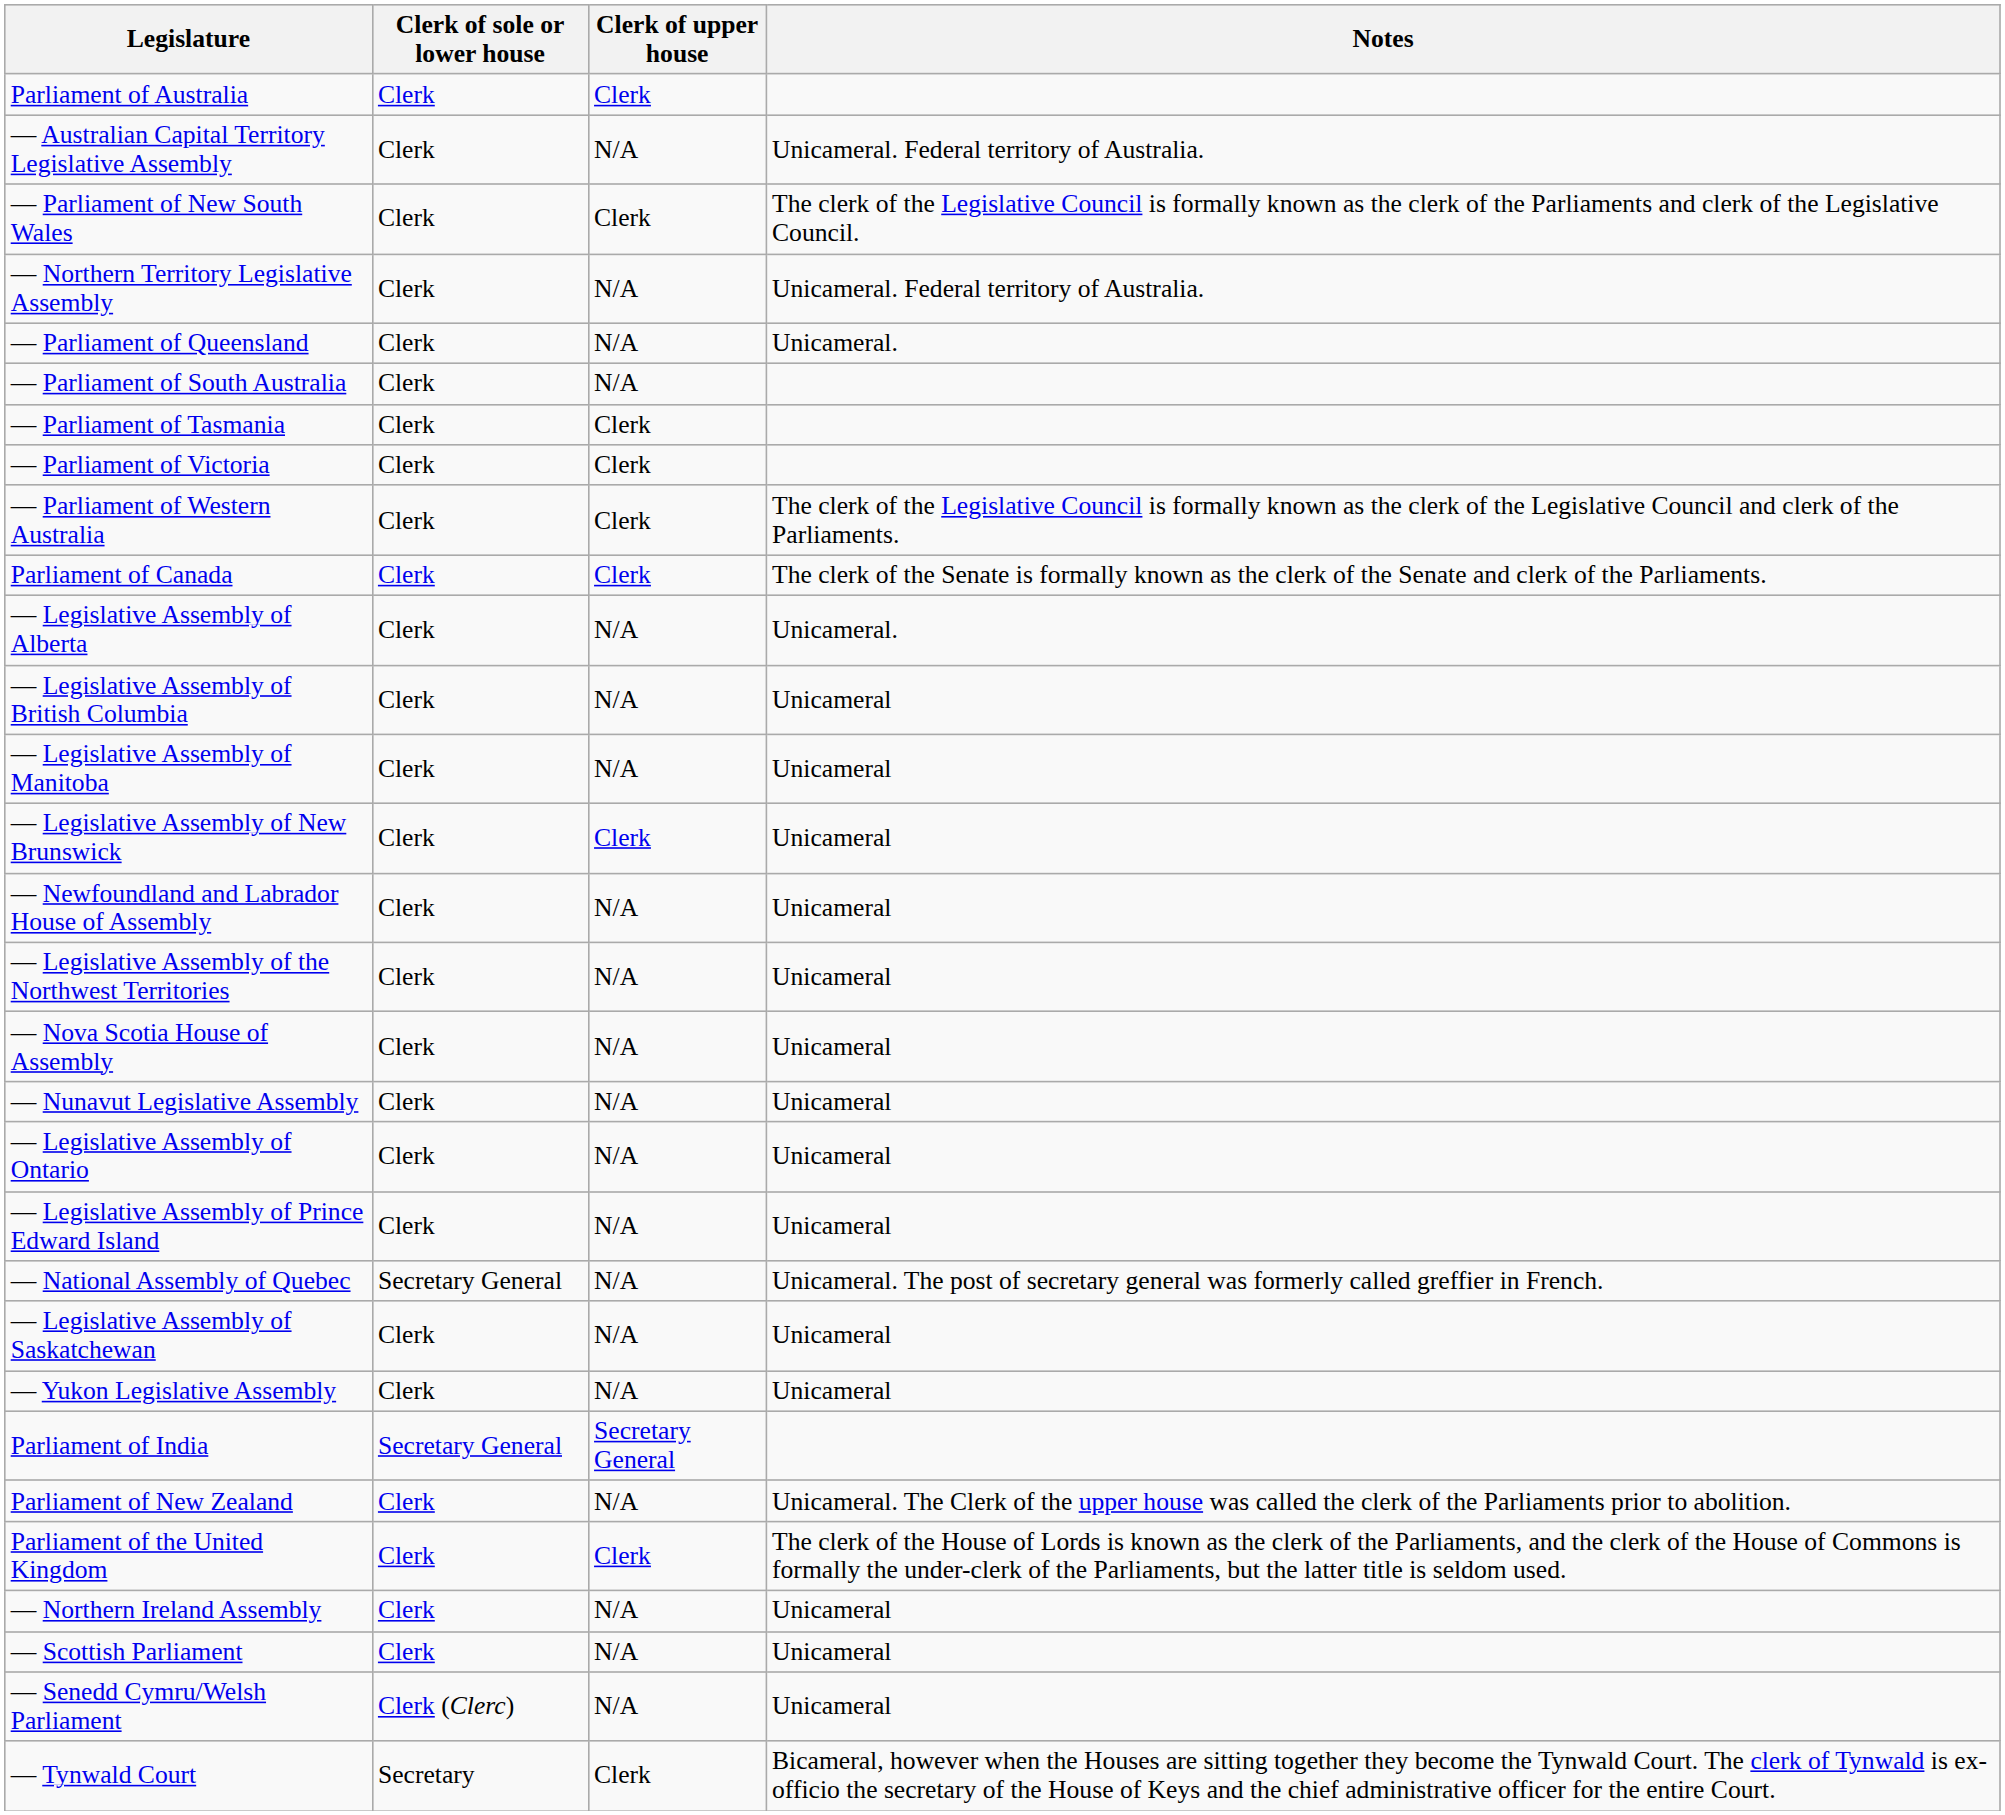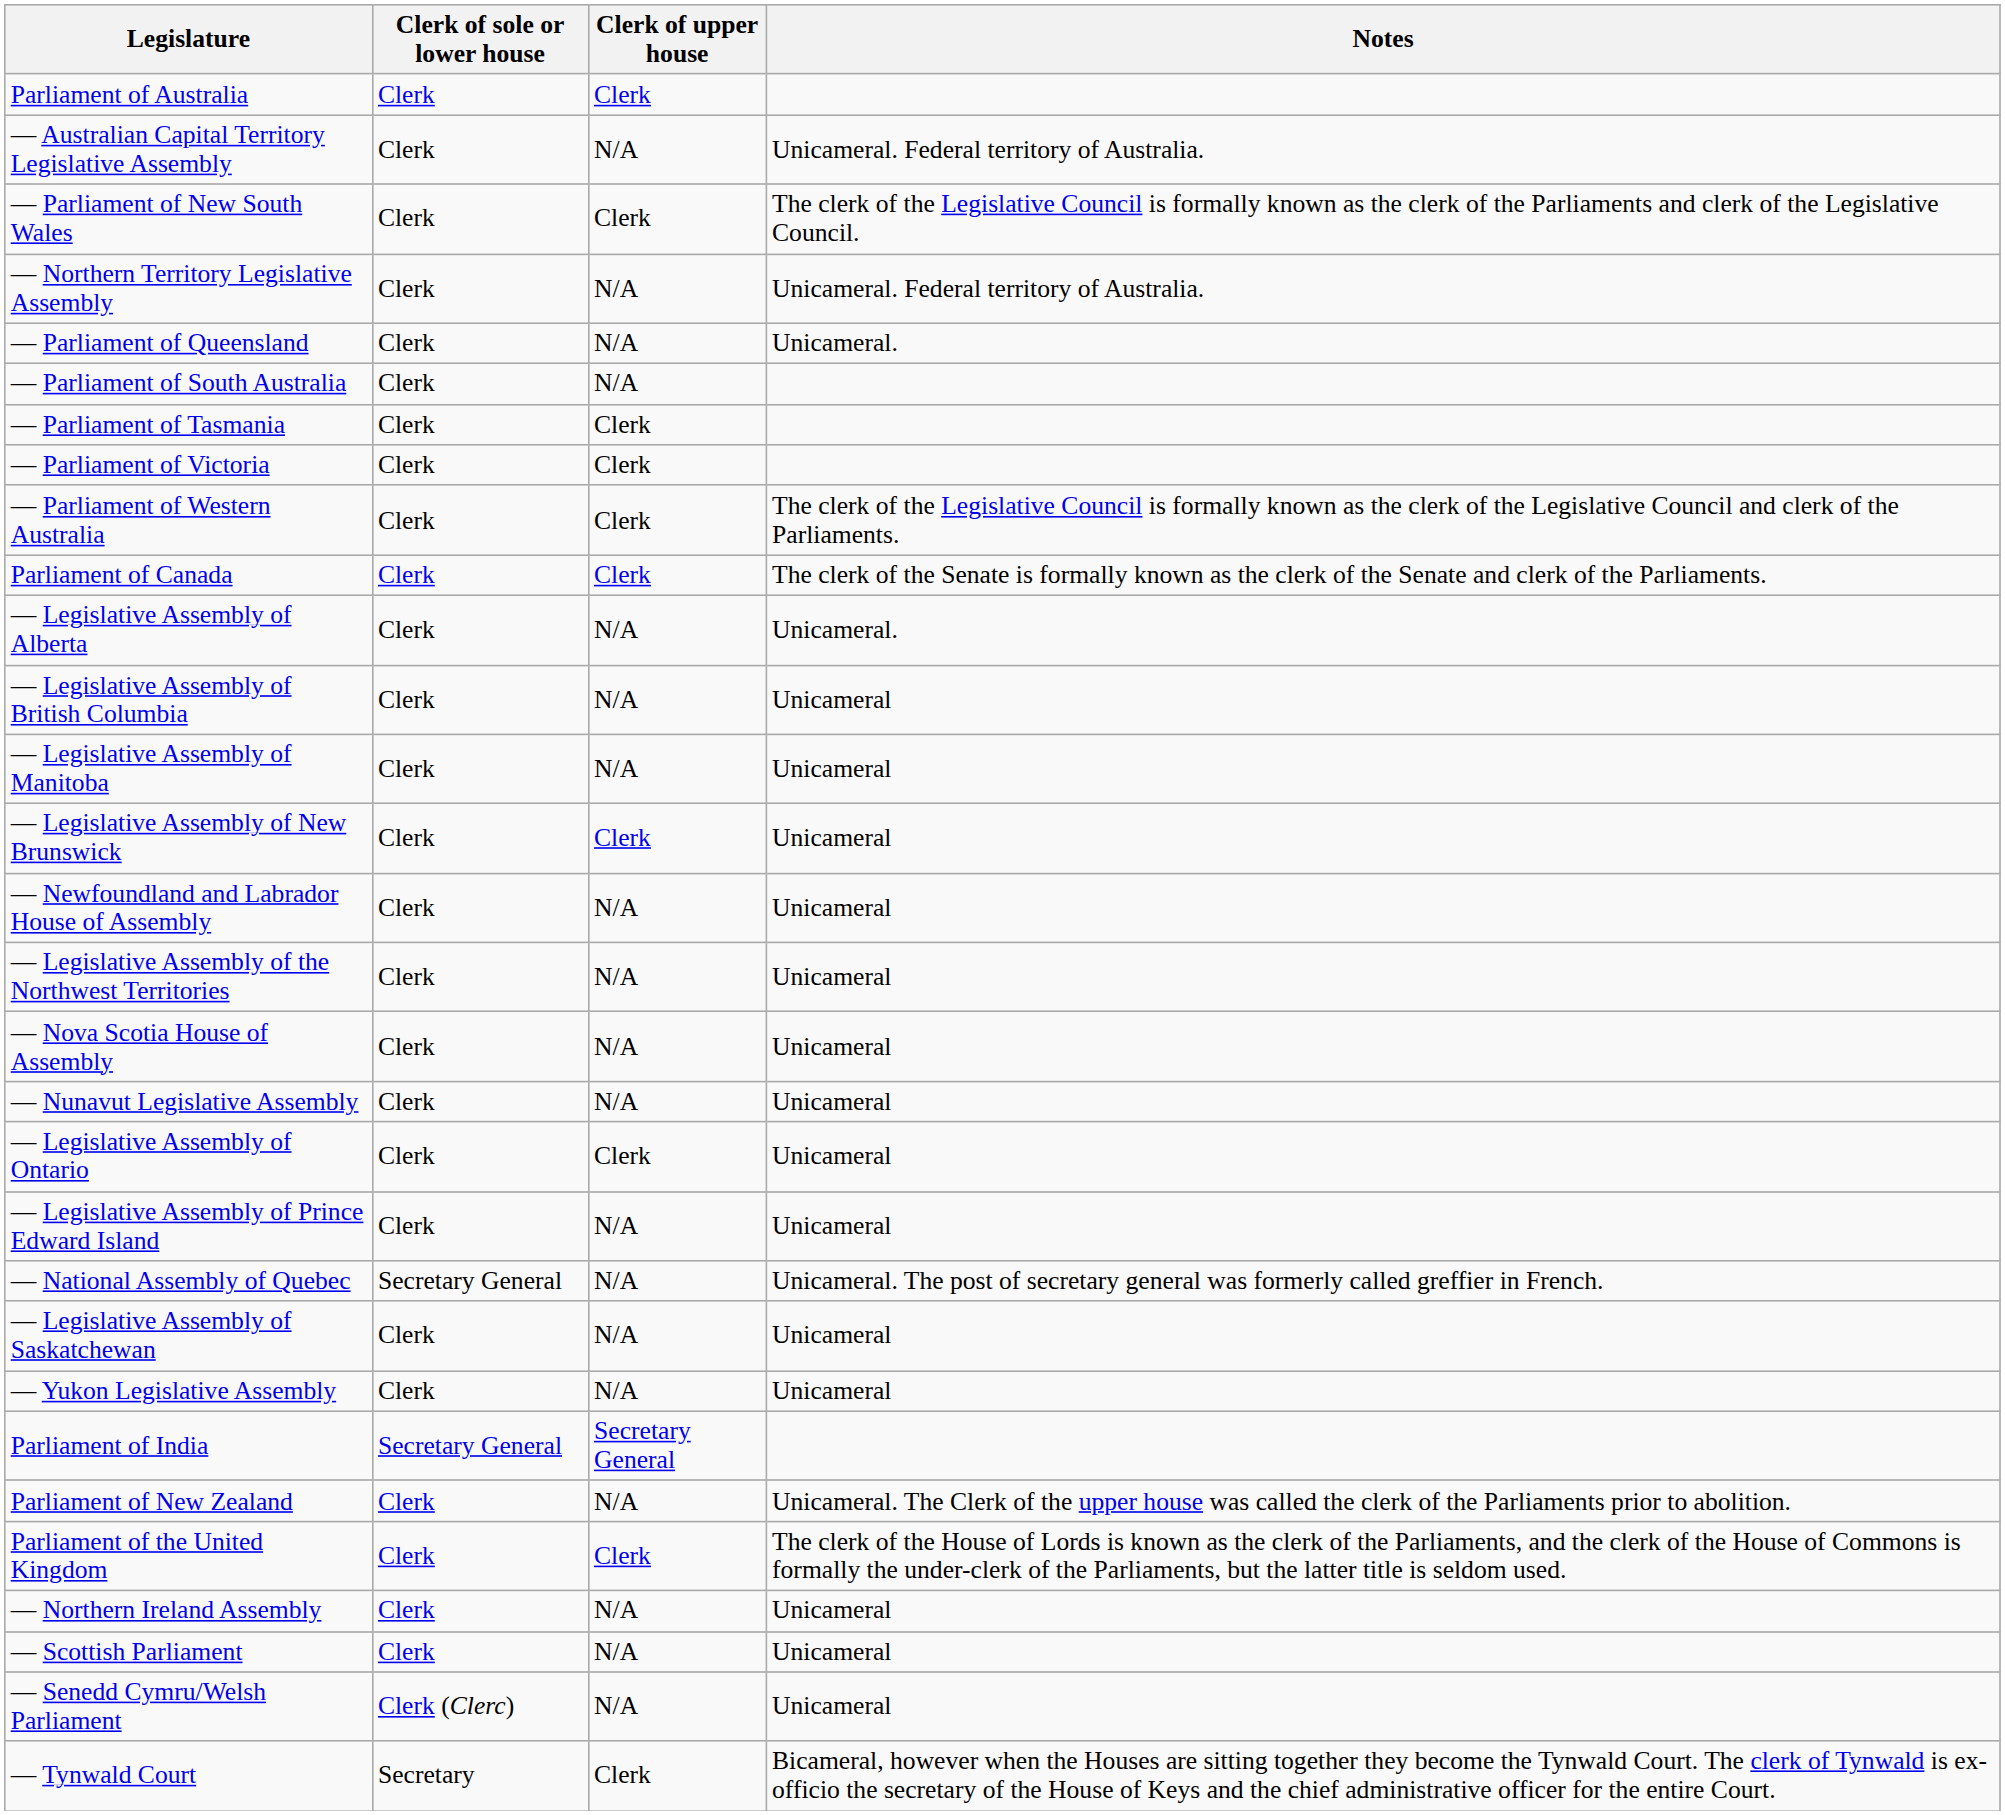(616, 1156) N/A -> (622, 1156) Clerk
